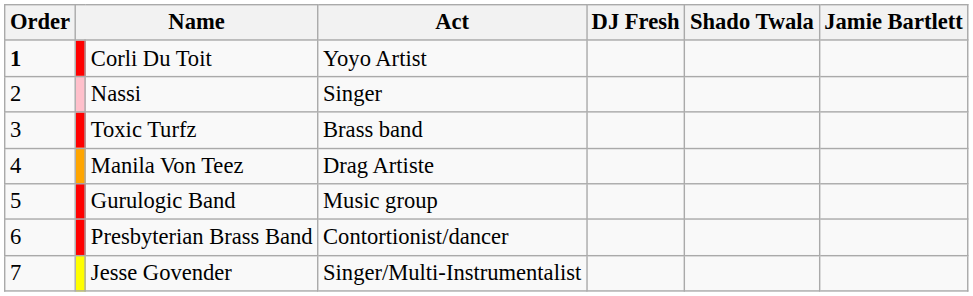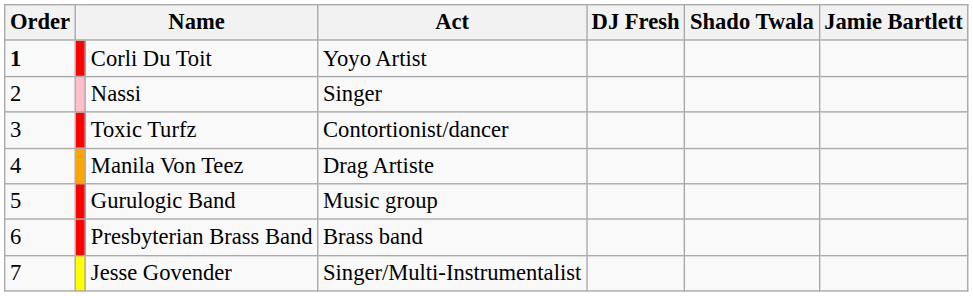(373, 129) Brass band -> (416, 129) Contortionist/dancer
(416, 237) Contortionist/dancer -> (373, 237) Brass band
